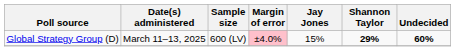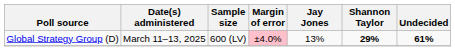(315, 38) 15% -> (315, 38) 13%
(424, 38) 60% -> (424, 38) 61%
